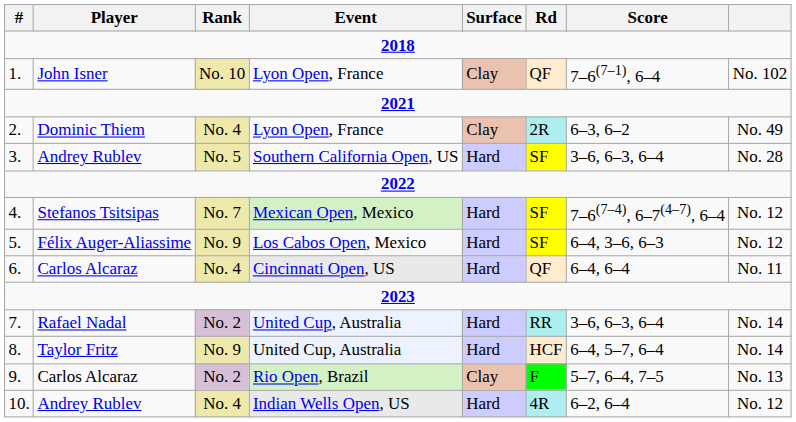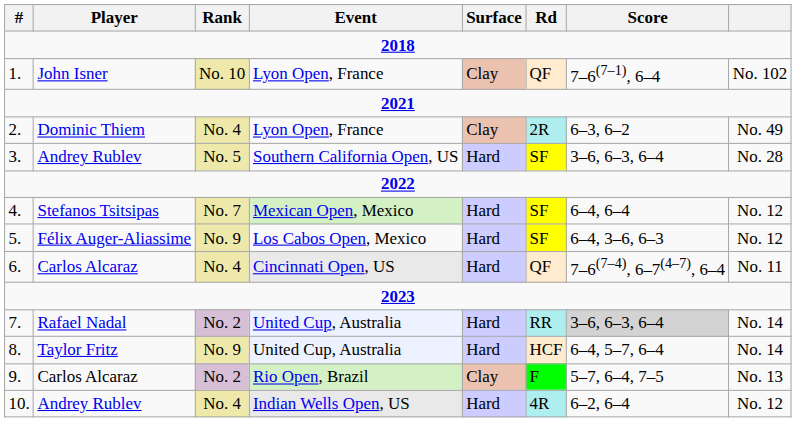(648, 213) 7–6(7–4), 6–7(4–7), 6–4 -> (600, 210) 6–4, 6–4
(600, 269) 6–4, 6–4 -> (648, 266) 7–6(7–4), 6–7(4–7), 6–4
(617, 322) no background -> (617, 322) lightgrey background
